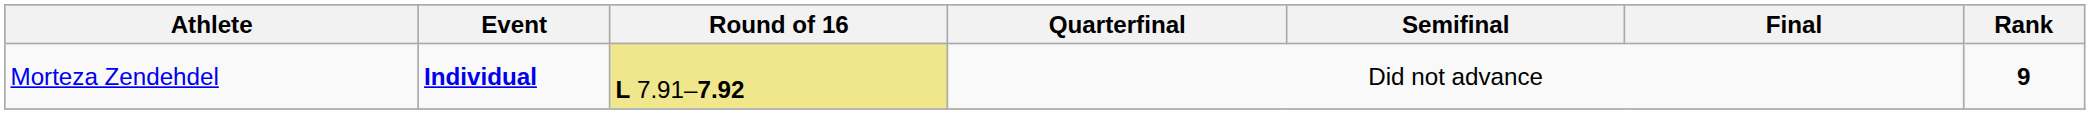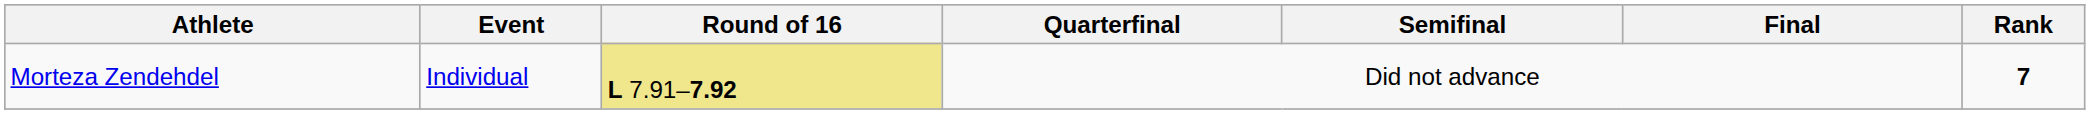(480, 76) bold -> (477, 76) normal
(2024, 76) 9 -> (2023, 76) 7
